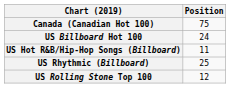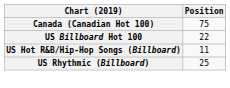(204, 37) 24 -> (204, 37) 22
- row: (94, 77)
